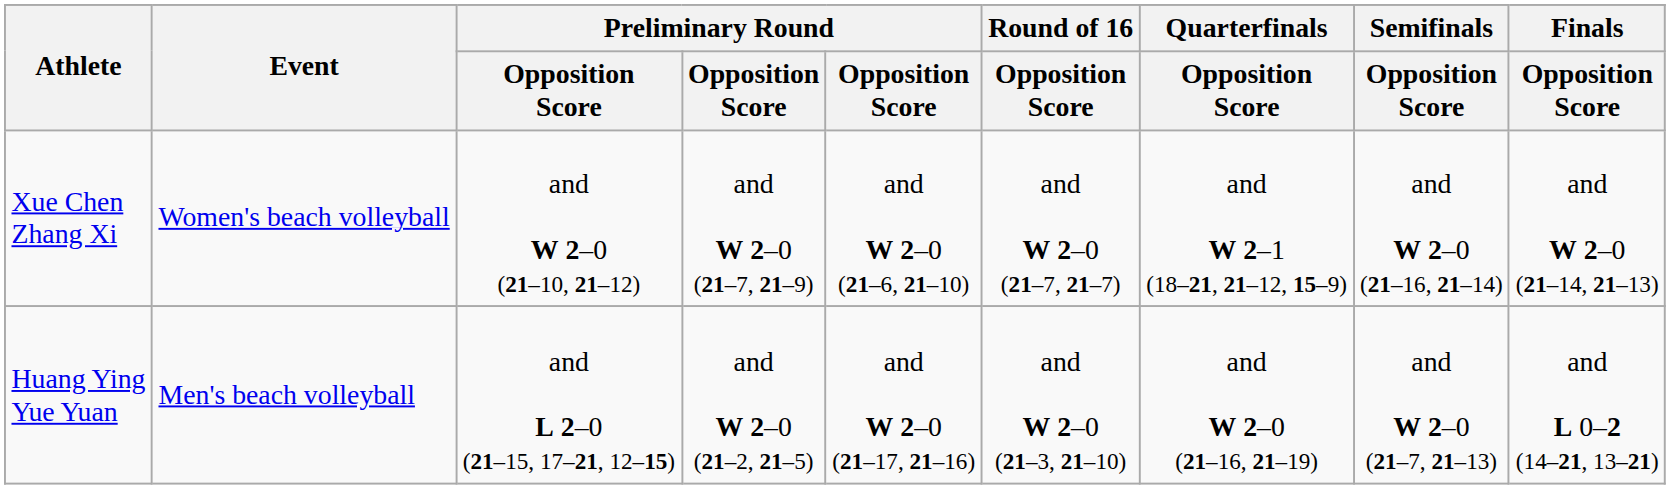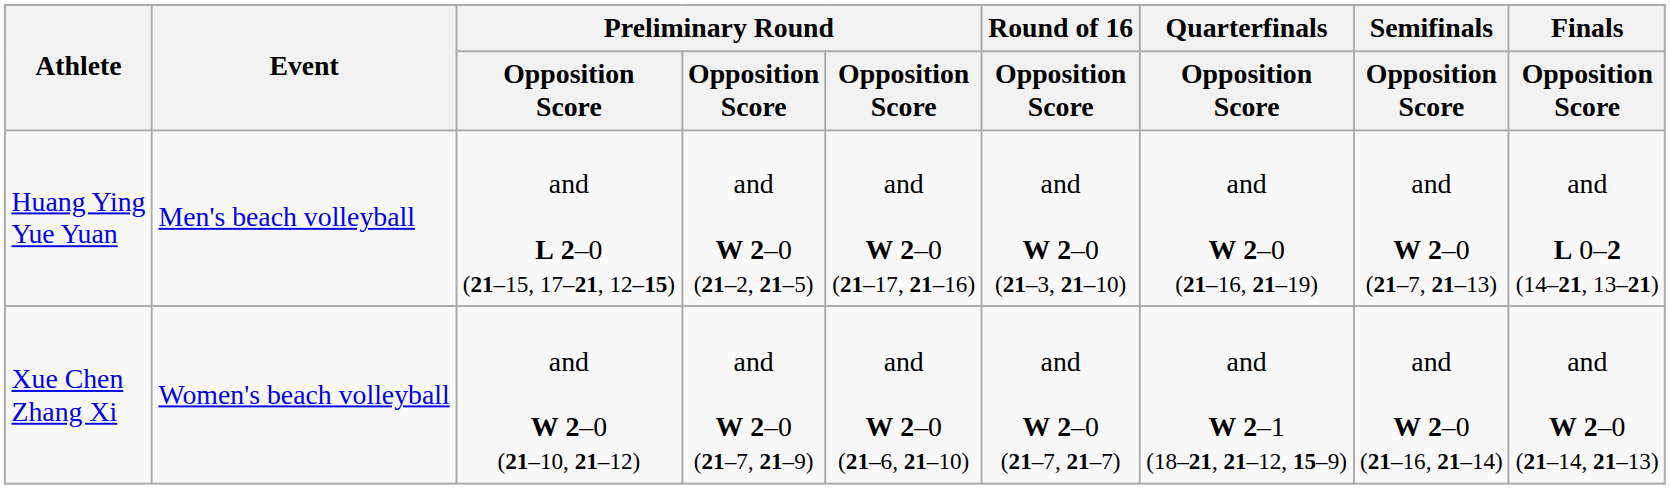rows swapped: (67, 217) <-> (78, 394)
